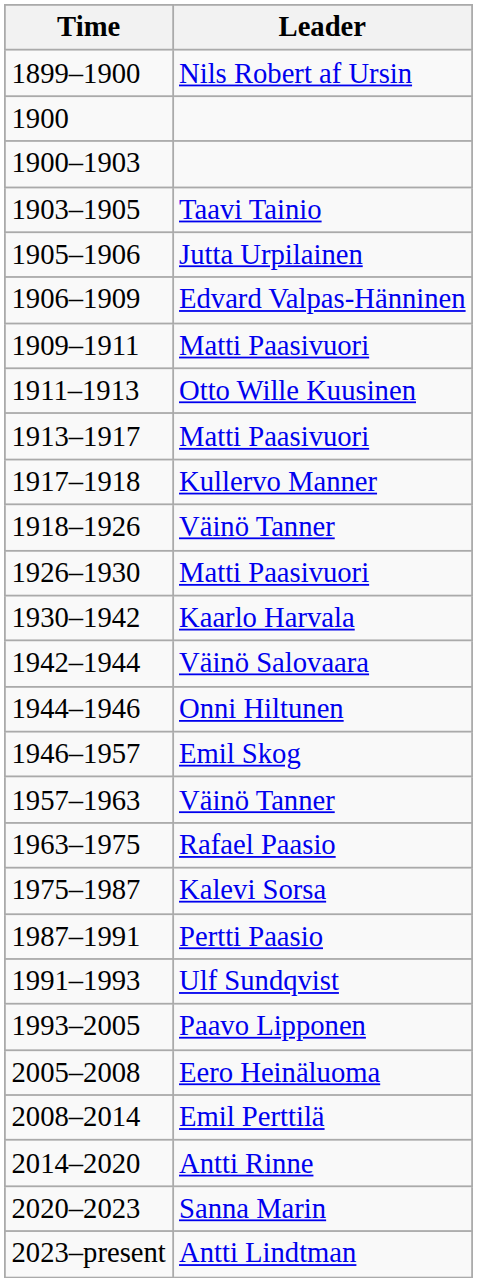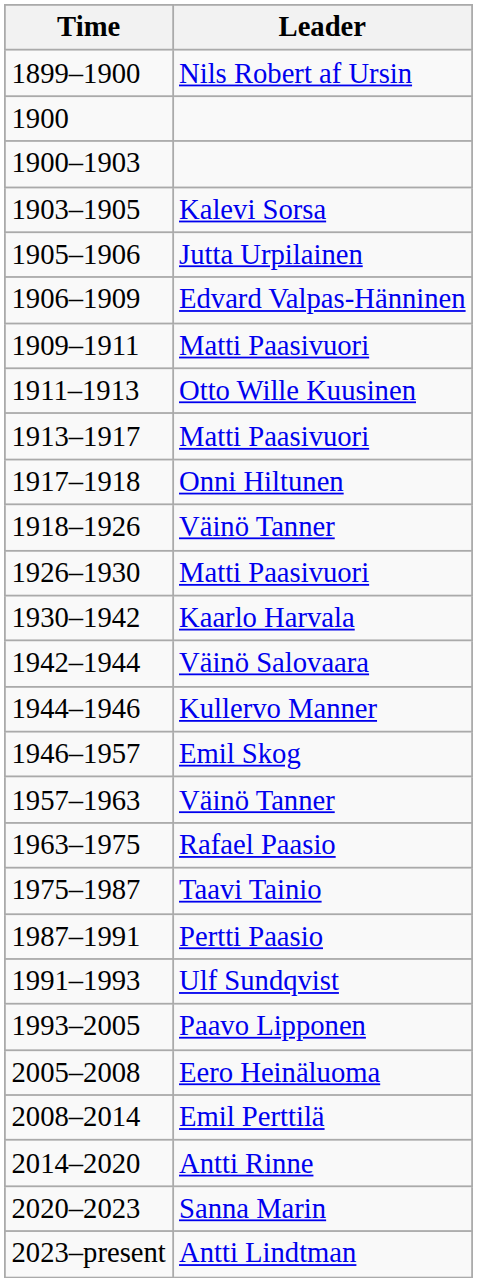(250, 208) Taavi Tainio -> (253, 208) Kalevi Sorsa
(278, 481) Kullervo Manner -> (261, 481) Onni Hiltunen
(261, 708) Onni Hiltunen -> (278, 708) Kullervo Manner
(253, 890) Kalevi Sorsa -> (250, 890) Taavi Tainio
